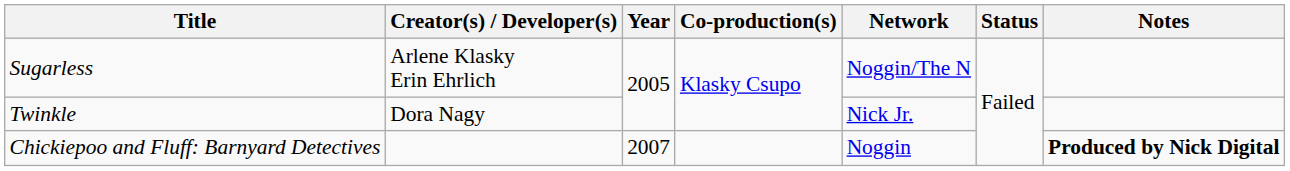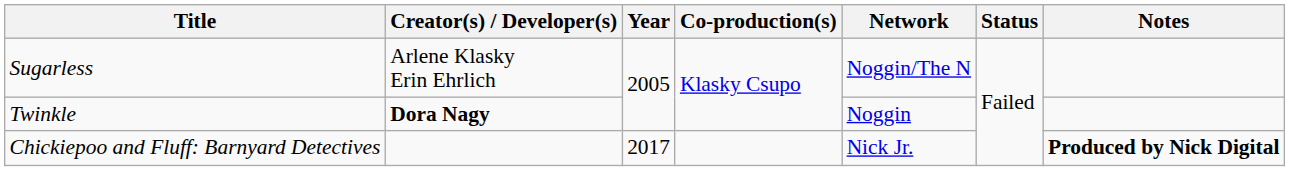(438, 113) normal -> (440, 113) bold
(880, 113) Nick Jr. -> (879, 113) Noggin
(649, 147) 2007 -> (649, 147) 2017
(879, 147) Noggin -> (880, 147) Nick Jr.
